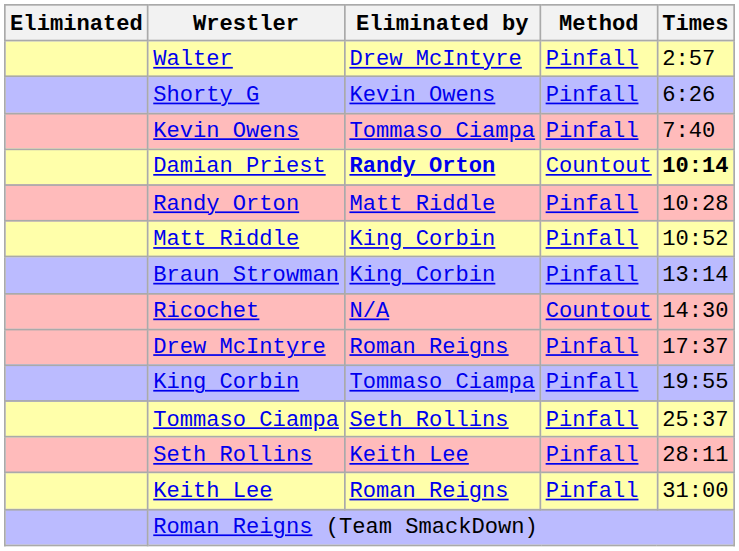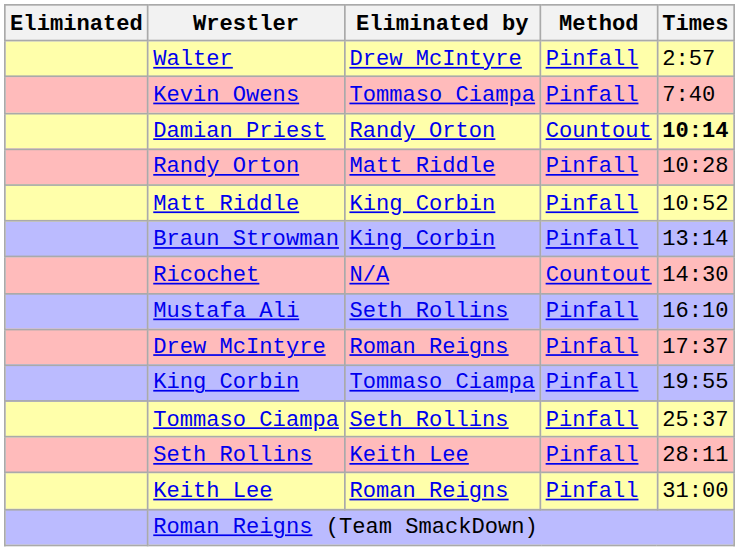- row: (206, 95)
(422, 167) bold -> (422, 131) normal
+ row: (226, 311)
